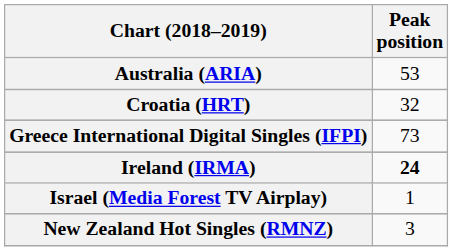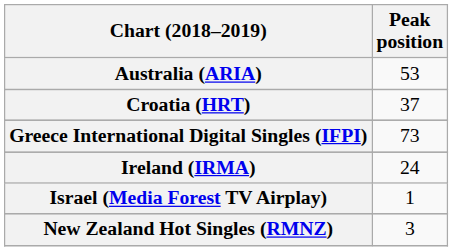(410, 104) 32 -> (410, 104) 37
(410, 167) bold -> (410, 167) normal
